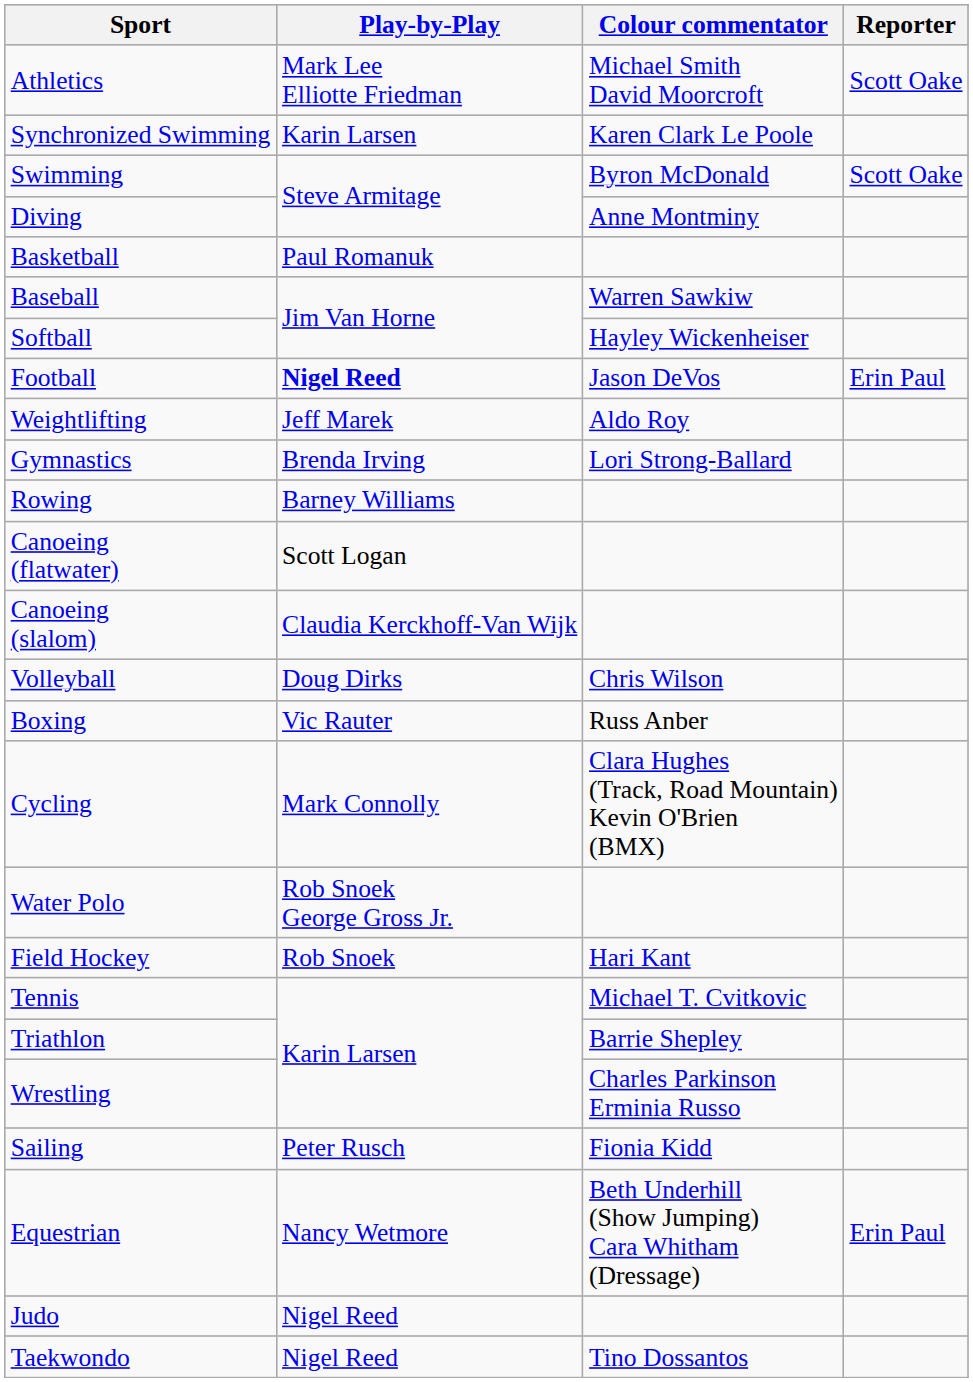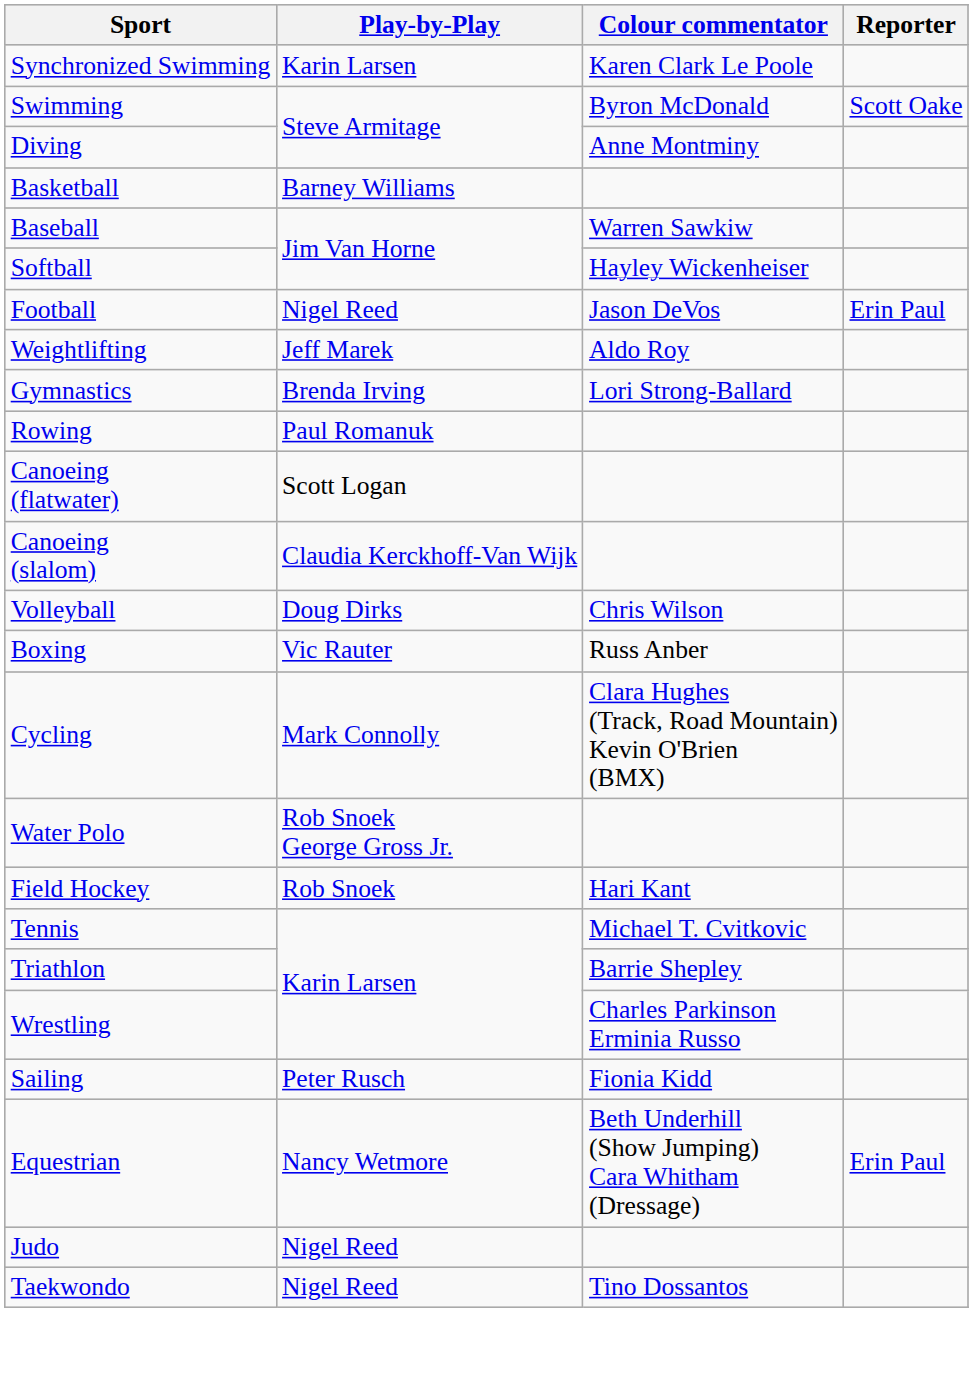- row: (57, 79)
(358, 256) Paul Romanuk -> (368, 187) Barney Williams
(341, 378) bold -> (340, 308) normal
(368, 500) Barney Williams -> (358, 430) Paul Romanuk
